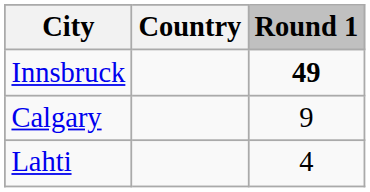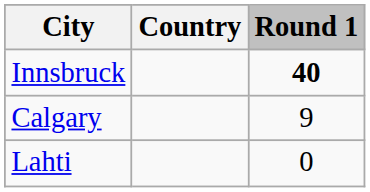(306, 72) 49 -> (306, 72) 40
(306, 162) 4 -> (306, 162) 0
